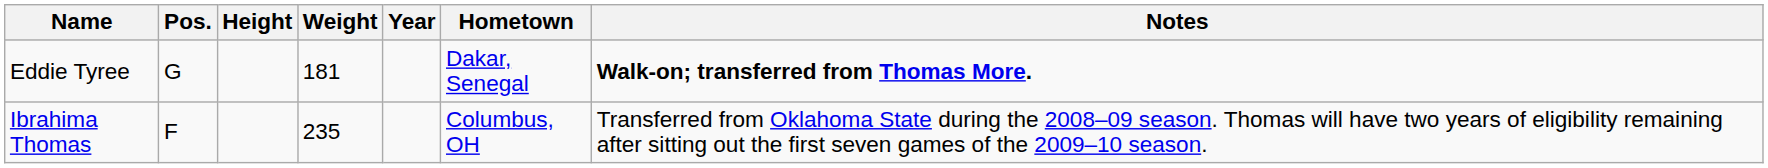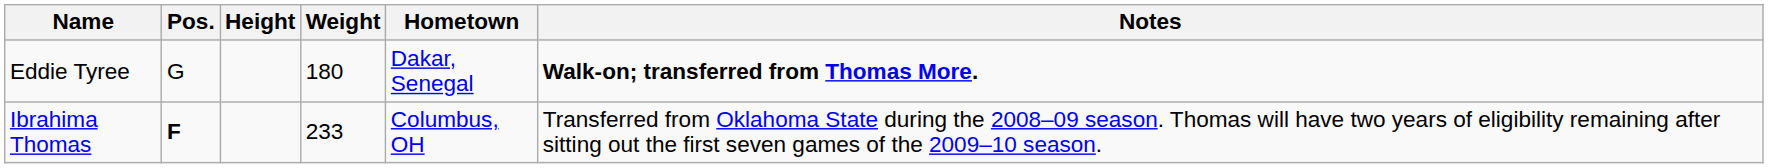- column: (412, 22)
(322, 70) 181 -> (324, 70) 180
(171, 132) normal -> (174, 132) bold
(322, 132) 235 -> (324, 132) 233
